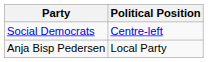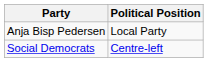rows swapped: (51, 31) <-> (56, 48)
